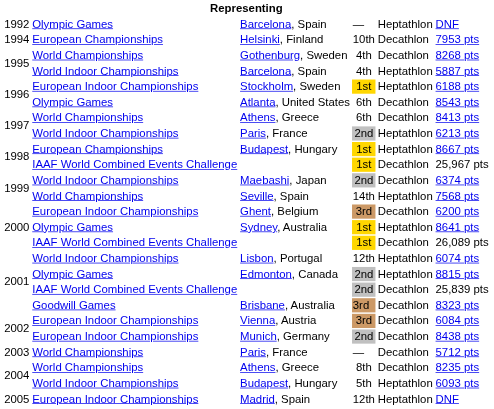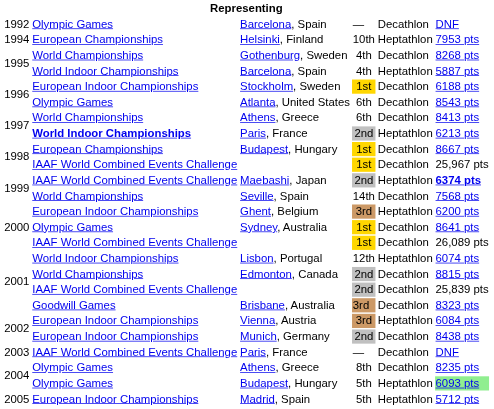(405, 24) Heptathlon -> (403, 24) Decathlon
(403, 39) Decathlon -> (405, 39) Heptathlon
(405, 86) Heptathlon -> (403, 86) Decathlon
(105, 133) normal -> (112, 133) bold
(405, 149) Heptathlon -> (403, 149) Decathlon
(105, 180) World Indoor Championships -> (135, 180) IAAF World Combined Events Challenge
(403, 180) Decathlon -> (405, 180) Heptathlon
(457, 180) normal -> (458, 180) bold
(405, 196) Heptathlon -> (403, 196) Decathlon
(403, 211) Decathlon -> (405, 211) Heptathlon
(405, 227) Heptathlon -> (403, 227) Decathlon
(73, 274) Olympic Games -> (88, 274) World Championships
(405, 274) Heptathlon -> (403, 274) Decathlon
(403, 321) Decathlon -> (405, 321) Heptathlon
(88, 352) World Championships -> (135, 352) IAAF World Combined Events Challenge
(457, 352) 5712 pts -> (447, 352) DNF
(88, 367) World Championships -> (73, 367) Olympic Games
(105, 383) World Indoor Championships -> (73, 383) Olympic Games
(457, 383) no background -> (457, 383) lightgreen background
(364, 399) 12th -> (364, 399) 5th
(447, 399) DNF -> (457, 399) 5712 pts
